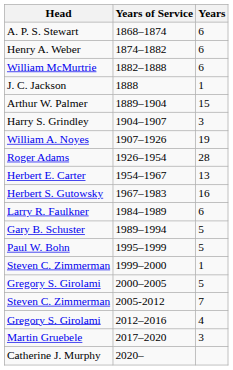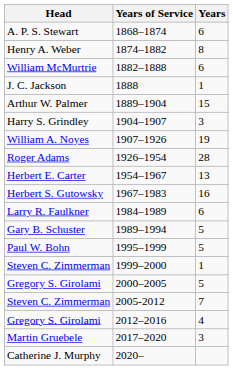(201, 49) 6 -> (201, 49) 8
